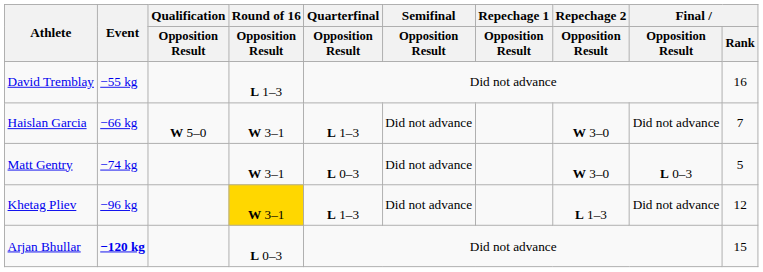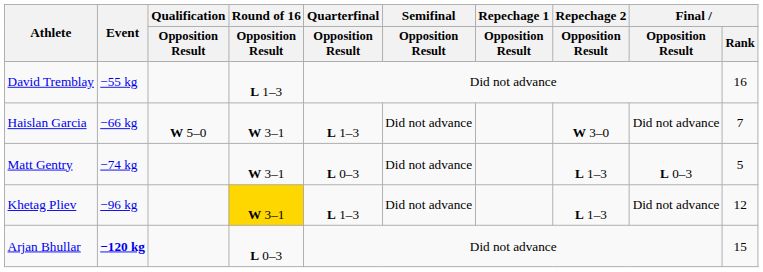(591, 174) W 3–0 -> (591, 174) L 1–3
